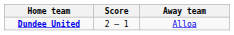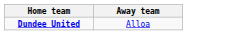- column: (117, 11)
